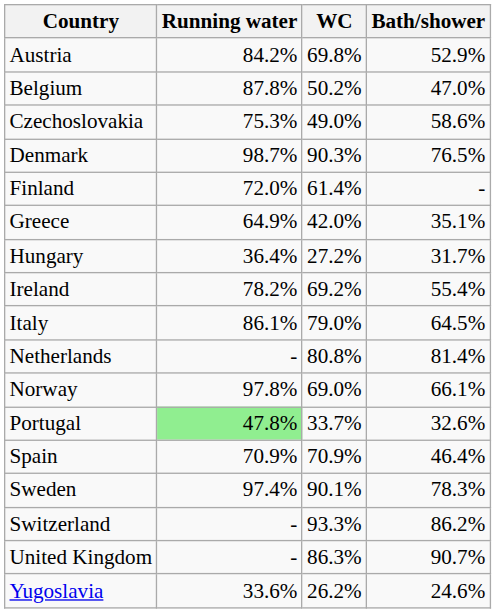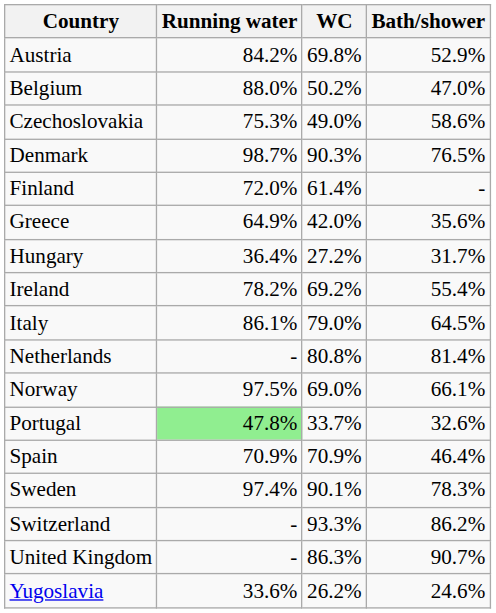(270, 88) 87.8% -> (270, 88) 88.0%
(458, 222) 35.1% -> (458, 222) 35.6%
(270, 389) 97.8% -> (270, 389) 97.5%
